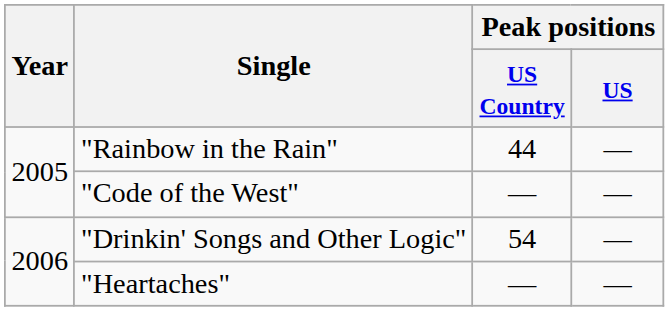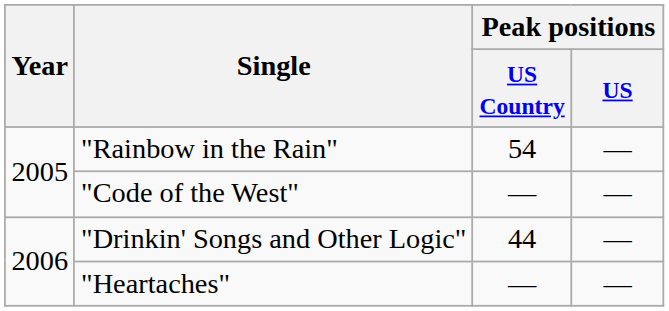(522, 148) 44 -> (522, 148) 54
(522, 238) 54 -> (522, 238) 44
